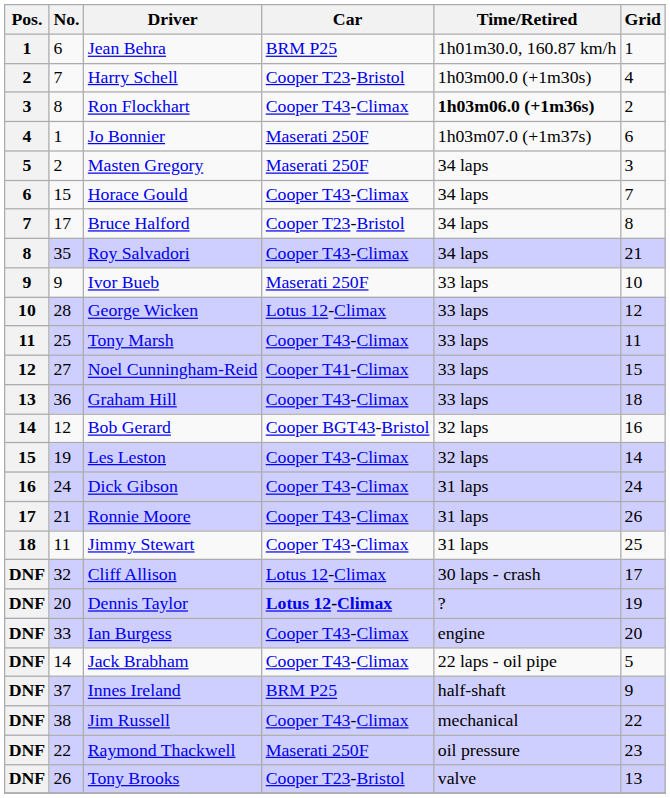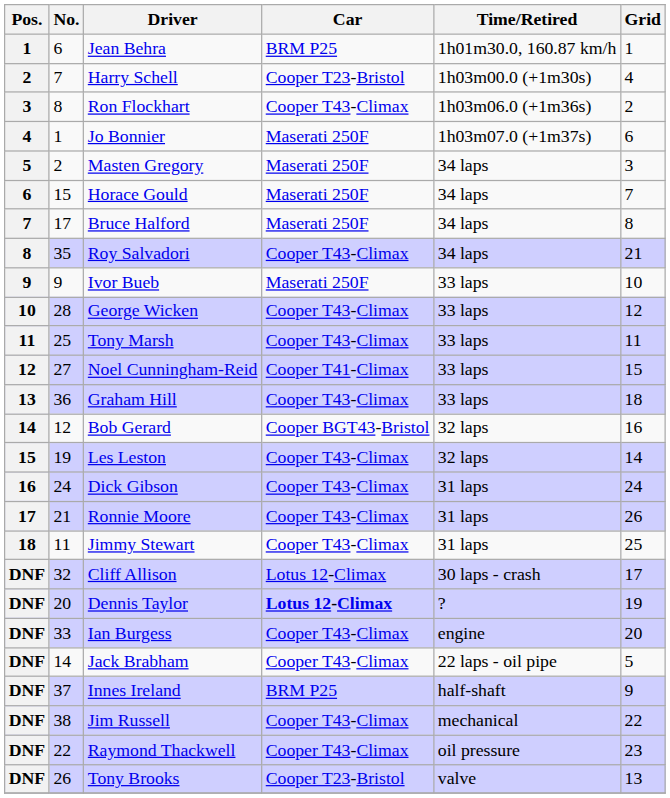(516, 107) bold -> (515, 107) normal
(337, 194) Cooper T43-Climax -> (317, 194) Maserati 250F
(335, 223) Cooper T23-Bristol -> (317, 223) Maserati 250F
(326, 311) Lotus 12-Climax -> (337, 311) Cooper T43-Climax
(317, 749) Maserati 250F -> (337, 749) Cooper T43-Climax
